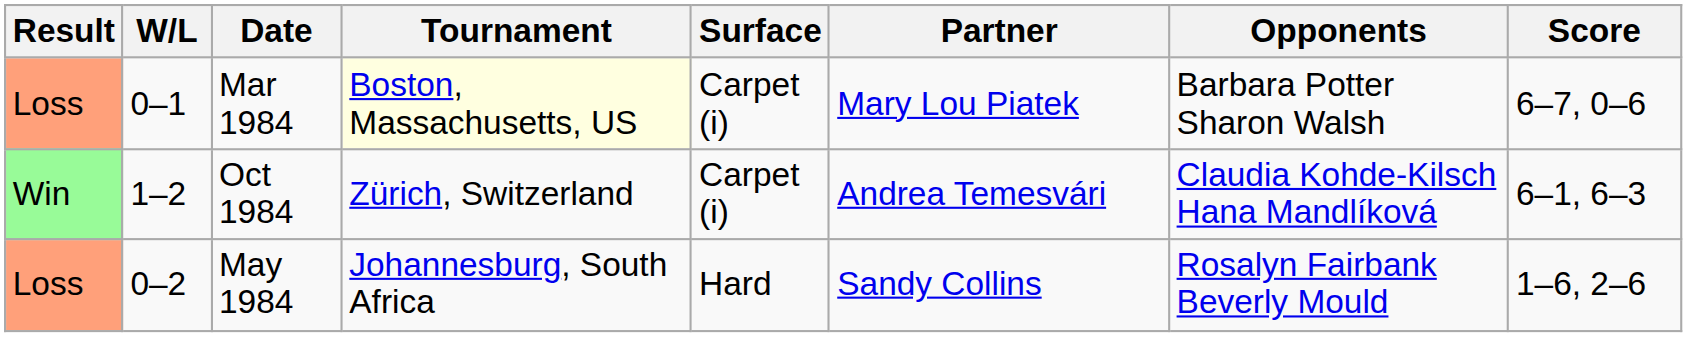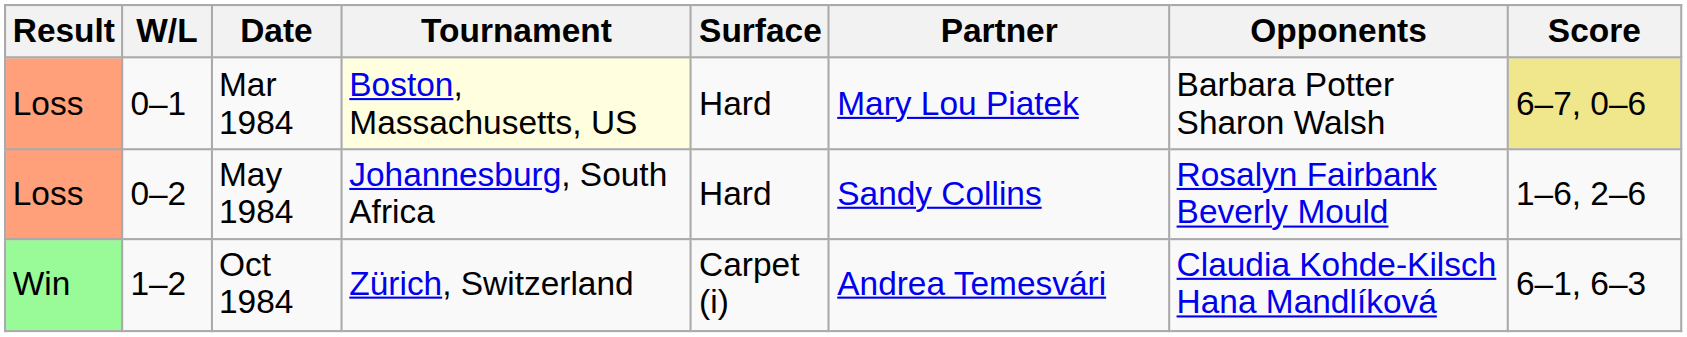(749, 102) Carpet (i) -> (735, 102) Hard
(1581, 102) no background -> (1581, 102) khaki background
rows swapped: (256, 284) <-> (256, 193)
